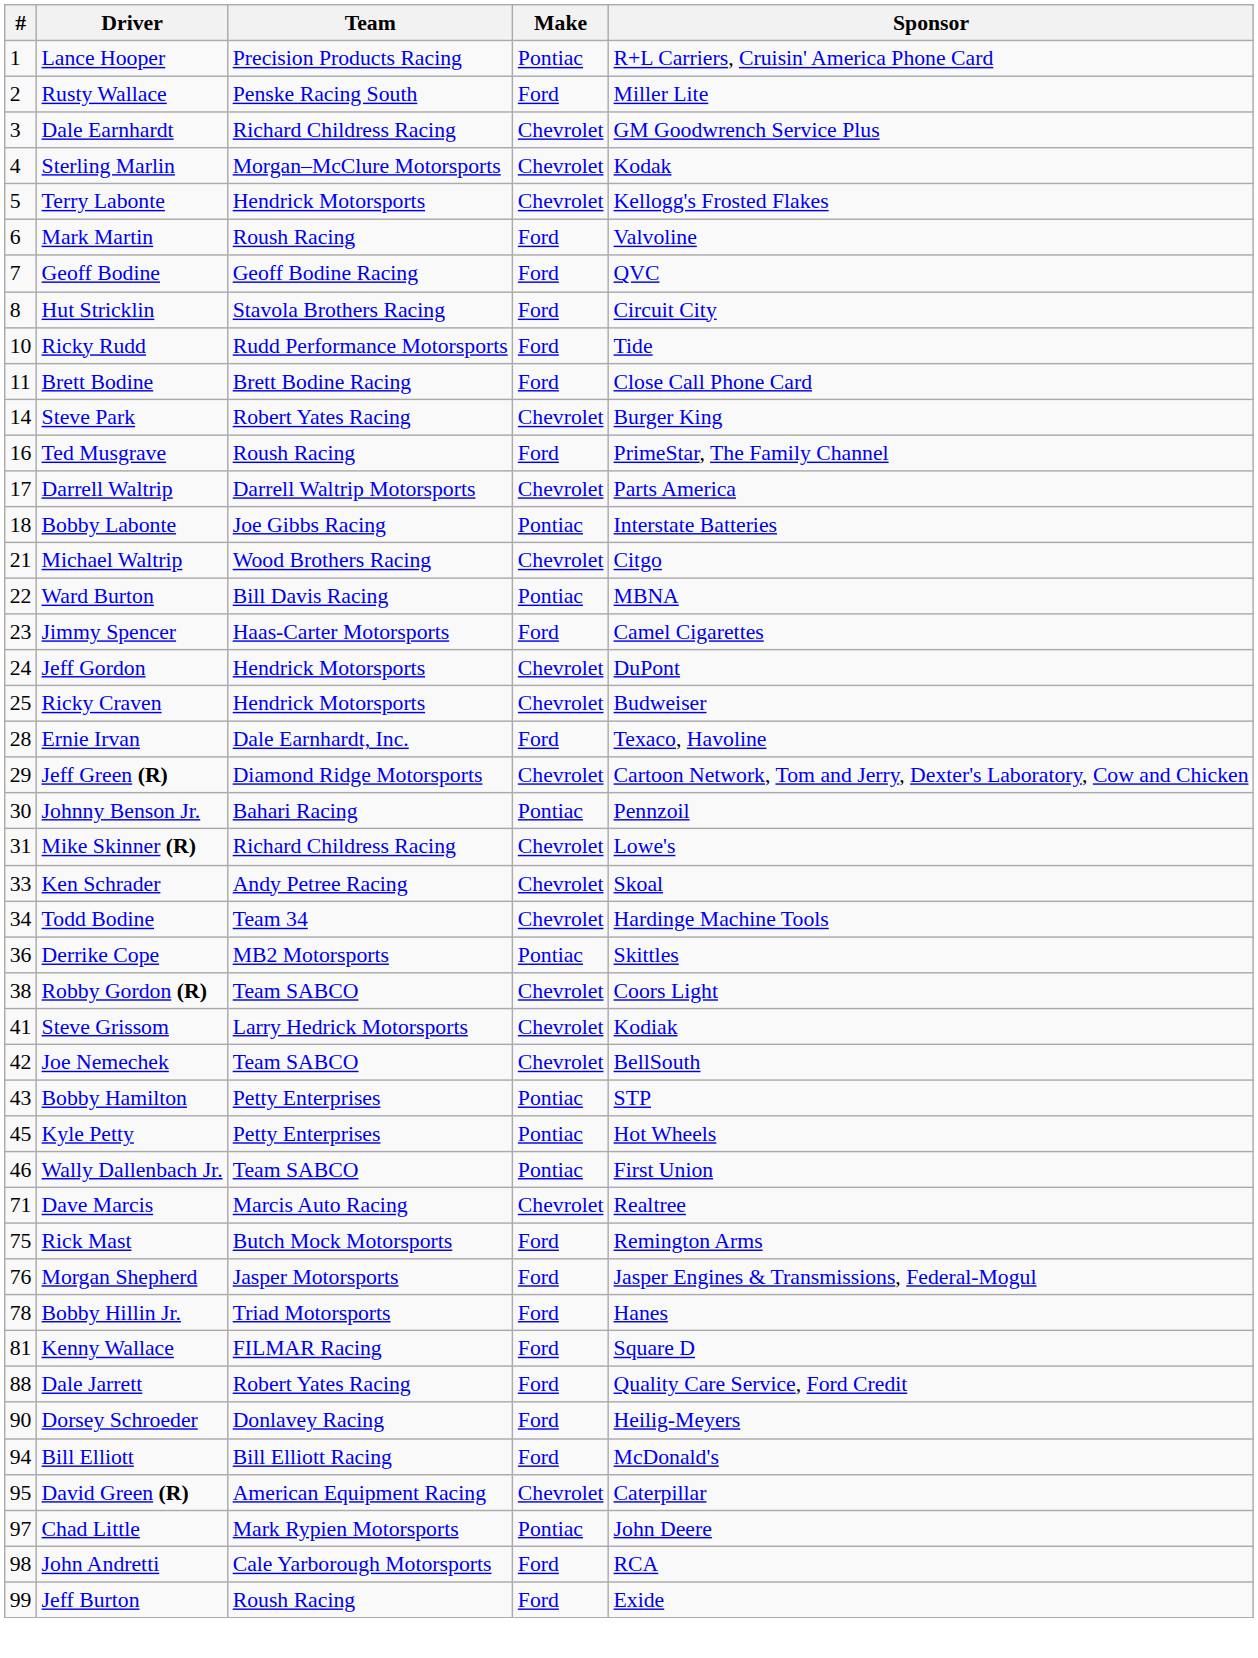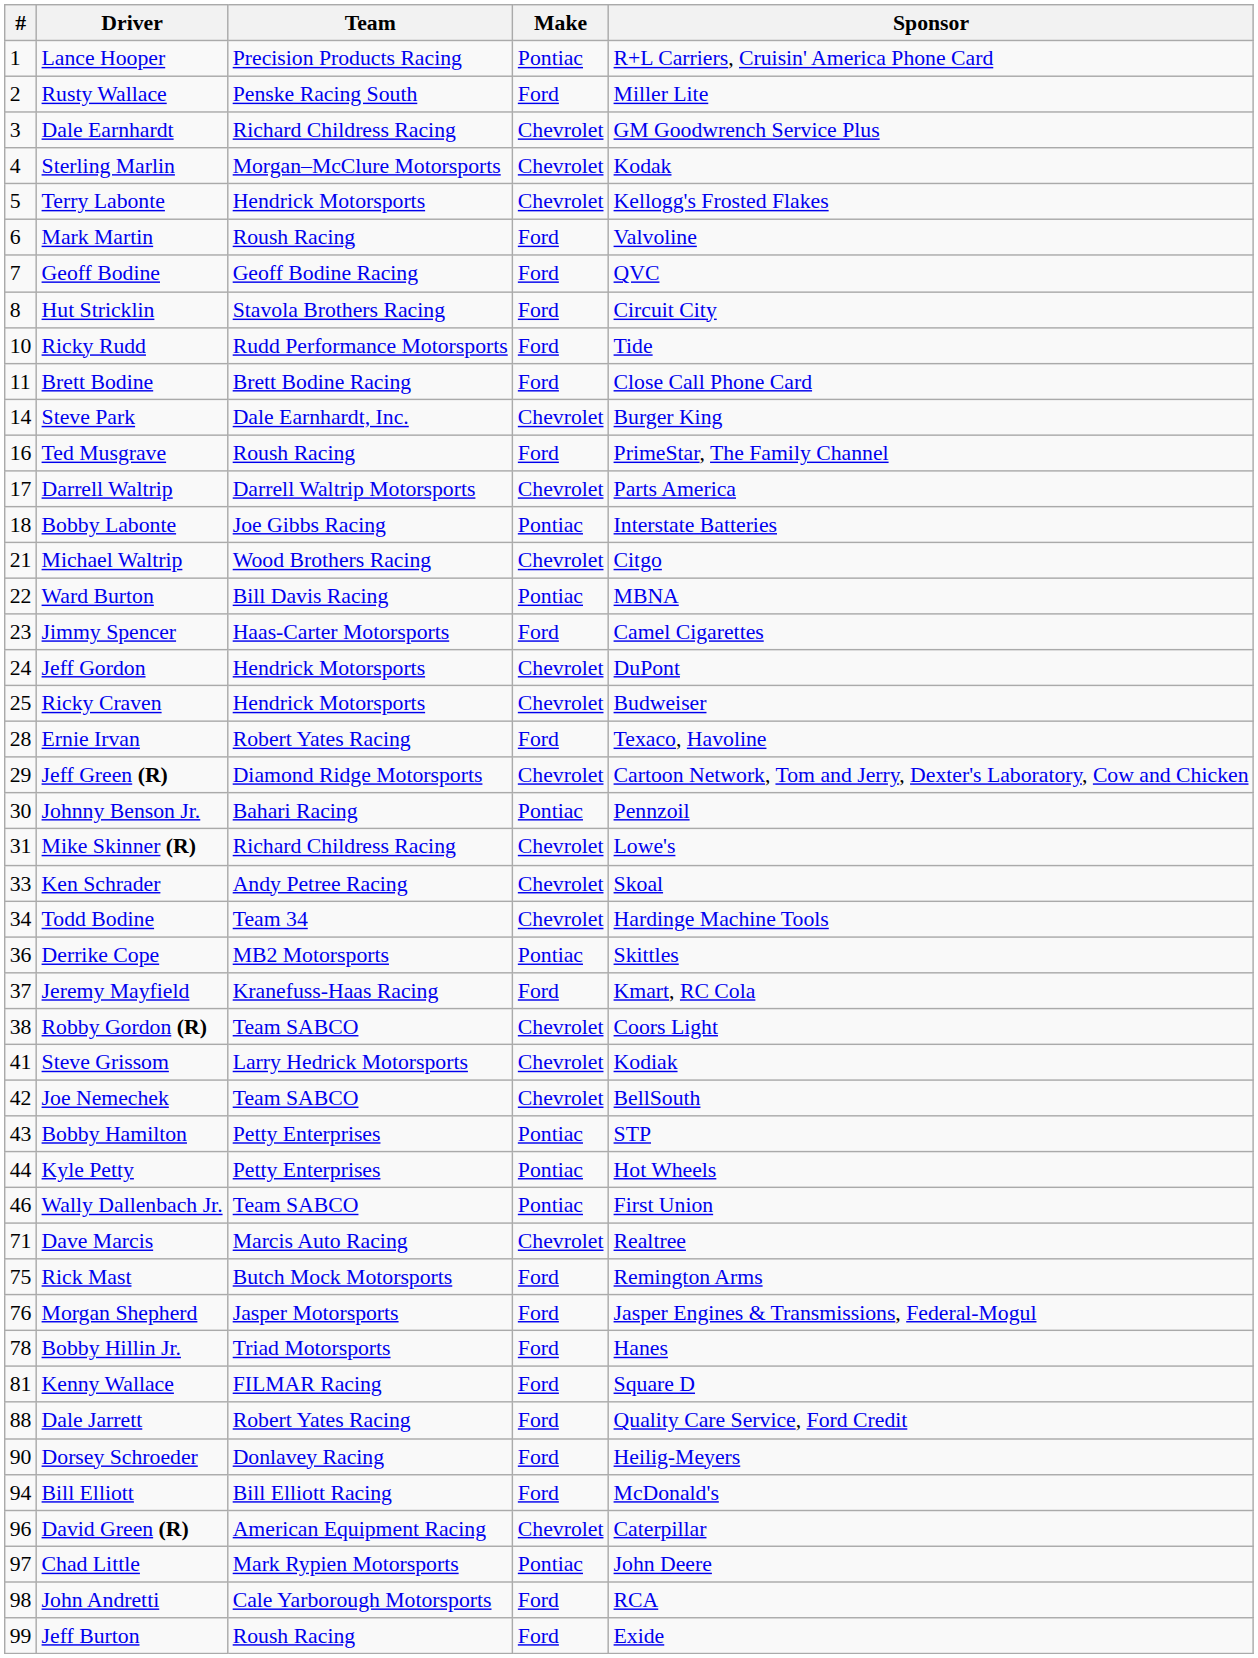(322, 416) Robert Yates Racing -> (321, 416) Dale Earnhardt, Inc.
(321, 739) Dale Earnhardt, Inc. -> (322, 739) Robert Yates Racing
+ row: (115, 990)
(21, 1133) 45 -> (21, 1169) 44
(21, 1492) 95 -> (21, 1527) 96
